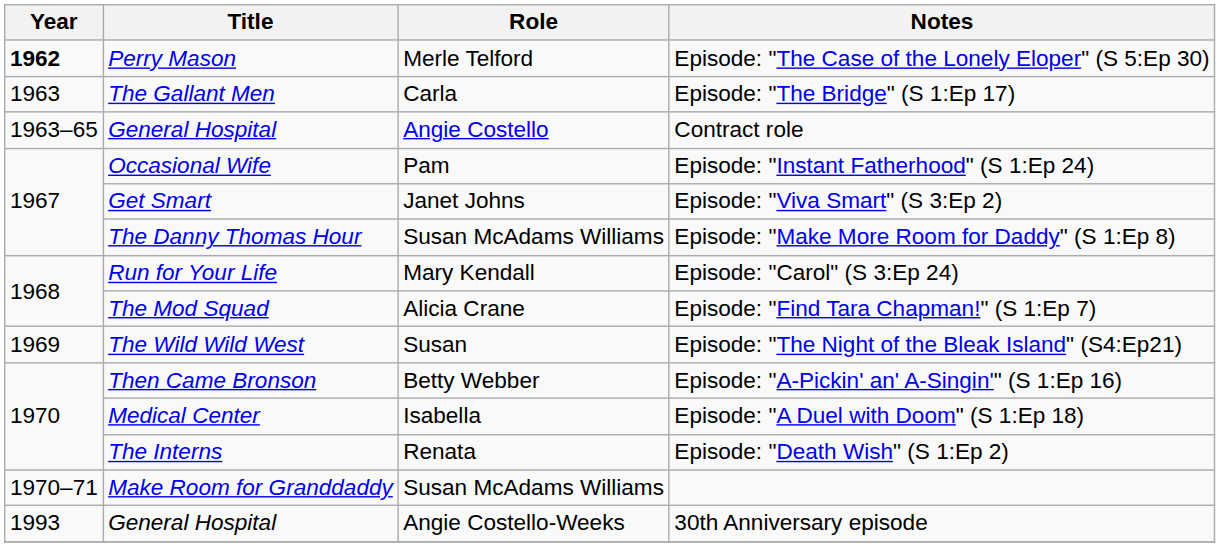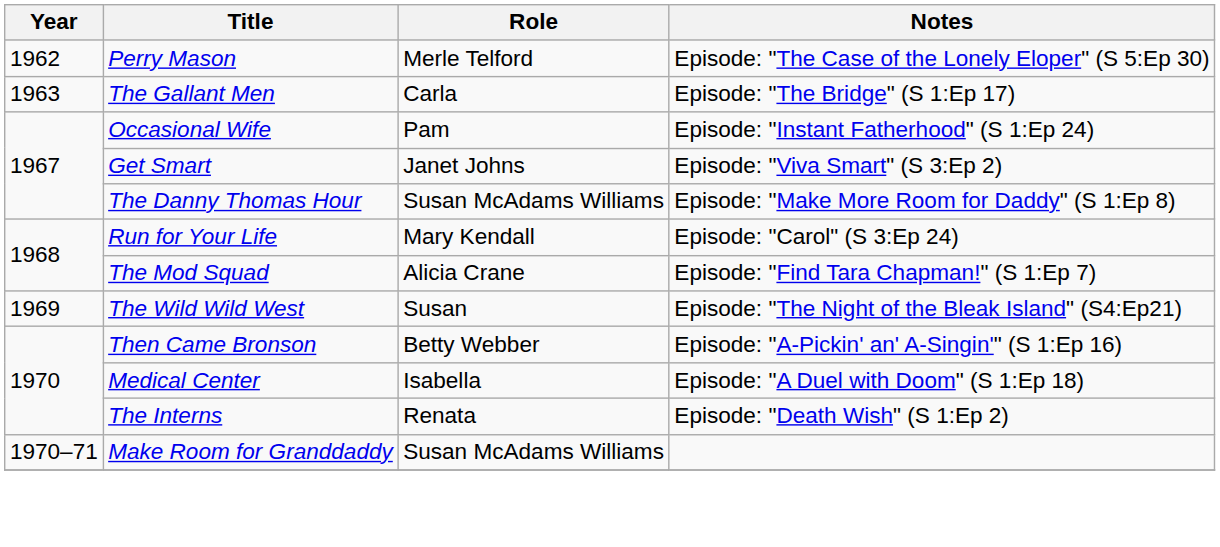(35, 58) bold -> (35, 58) normal
- row: (192, 129)
- row: (192, 523)
